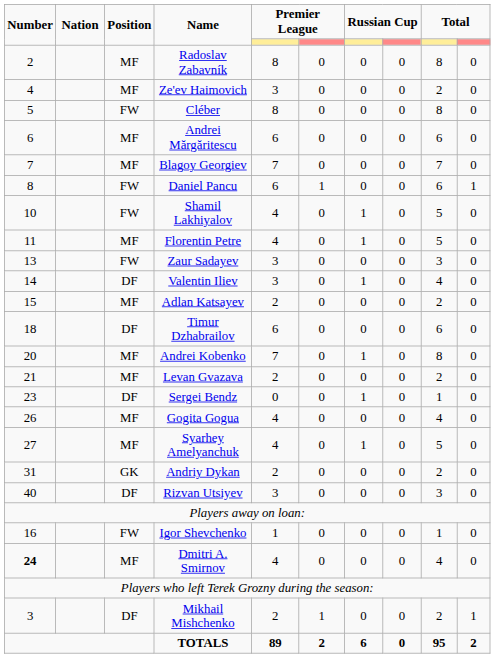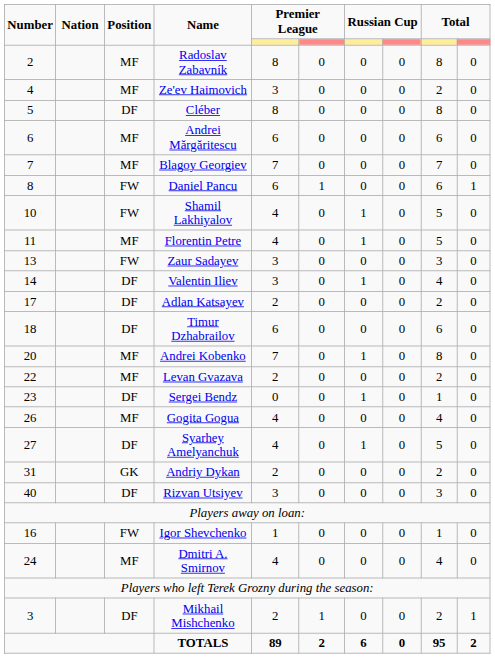(129, 110) FW -> (129, 110) DF
(30, 301) 15 -> (30, 301) 17
(129, 301) MF -> (129, 301) DF
(30, 376) 21 -> (30, 376) 22
(129, 444) MF -> (129, 444) DF
(30, 560) bold -> (30, 560) normal
